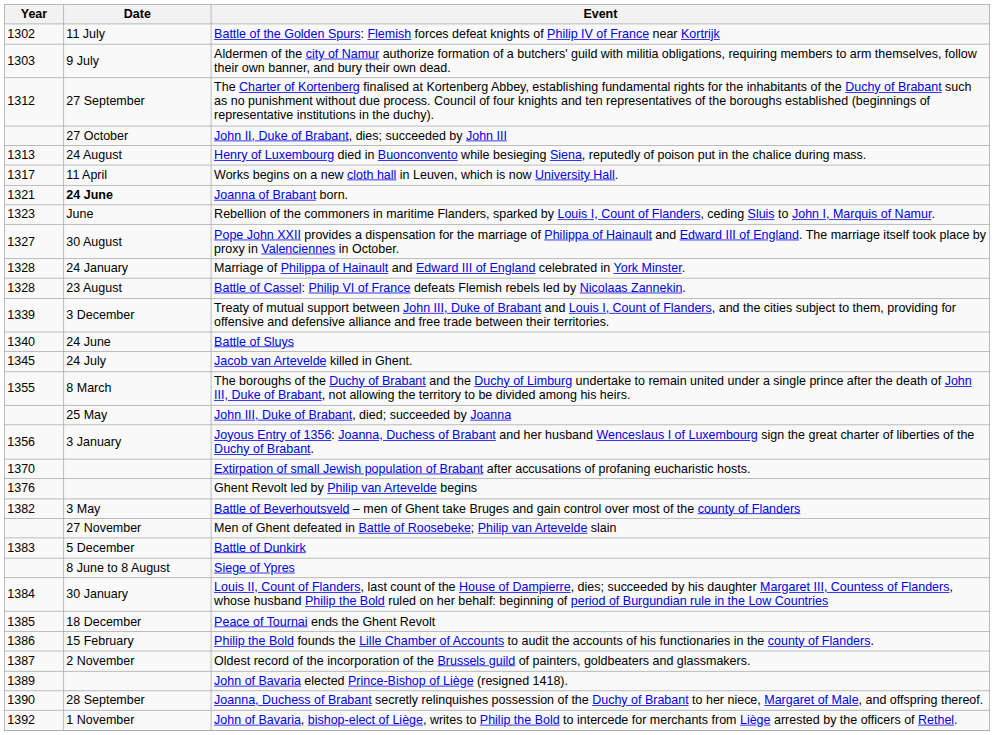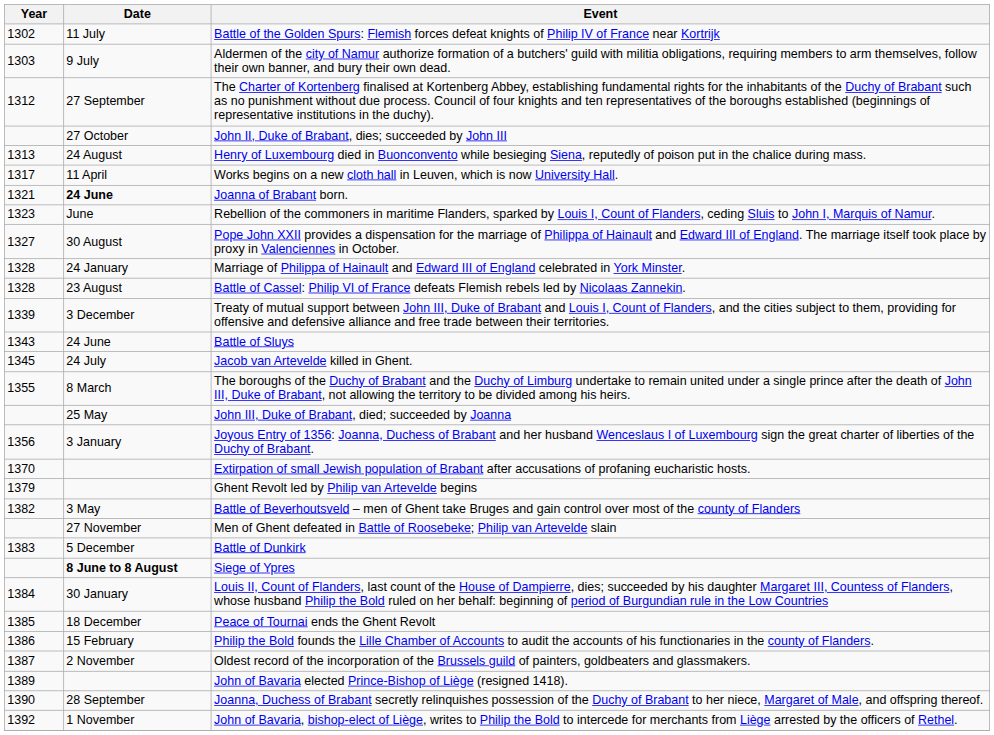(21, 341) 1340 -> (21, 341) 1343
(21, 488) 1376 -> (21, 488) 1379
(118, 567) normal -> (122, 567) bold
